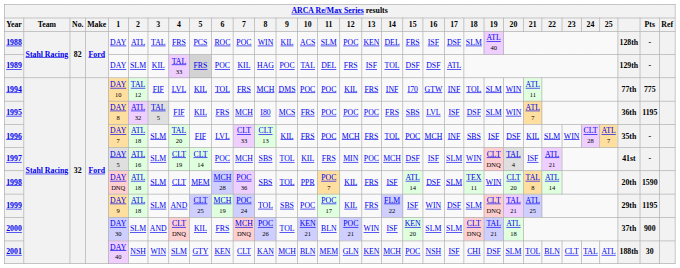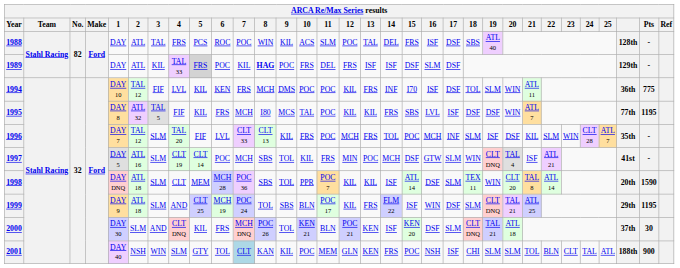(371, 43) KEN -> (371, 43) TAL
(474, 43) SLM -> (473, 43) SBS
(138, 66) SLM -> (138, 66) ATL
(265, 66) normal -> (265, 66) bold
(308, 66) TAL -> (307, 66) FRS
(392, 66) TOL -> (391, 66) ISF
(433, 66) DSF -> (433, 66) SLM
(454, 66) ATL -> (453, 66) DSF
(222, 89) TOL -> (222, 89) KEN
(433, 89) GTW -> (433, 89) ISF
(454, 89) INF -> (453, 89) DSF
(629, 89) 77th -> (628, 89) 36th
(308, 112) FRS -> (307, 112) TAL
(351, 112) POC -> (350, 112) KIL
(371, 112) POC -> (371, 112) KIL
(494, 112) SLM -> (493, 112) DSF
(629, 112) 36th -> (628, 112) 77th
(138, 135) ATL 18 -> (138, 135) TAL 12
(474, 136) SBS -> (473, 136) SLM
(433, 159) ISF -> (433, 159) GTW
(371, 182) FRS -> (371, 182) KIL
(308, 205) POC -> (307, 205) BLN
(371, 229) WIN -> (371, 229) KEN
(433, 229) SLM -> (433, 229) DSF
(650, 229) 900 -> (649, 229) 30
(222, 252) KEN -> (222, 252) TOL
(244, 252) no background -> (244, 252) lightblue background
(287, 252) MCH -> (287, 252) KIL
(308, 252) BLN -> (307, 252) POC
(392, 252) MCH -> (391, 252) FRS
(494, 252) DSF -> (493, 252) SLM
(650, 252) 30 -> (649, 252) 900
